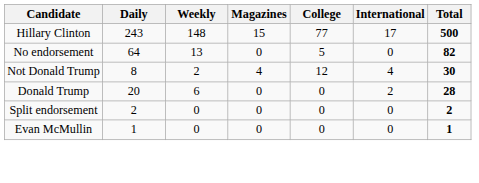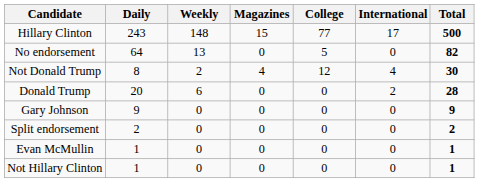+ row: (55, 110)
+ row: (55, 168)
